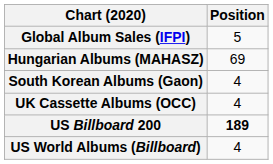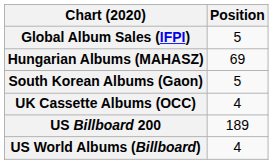(237, 81) 4 -> (237, 81) 5
(237, 125) bold -> (237, 125) normal
